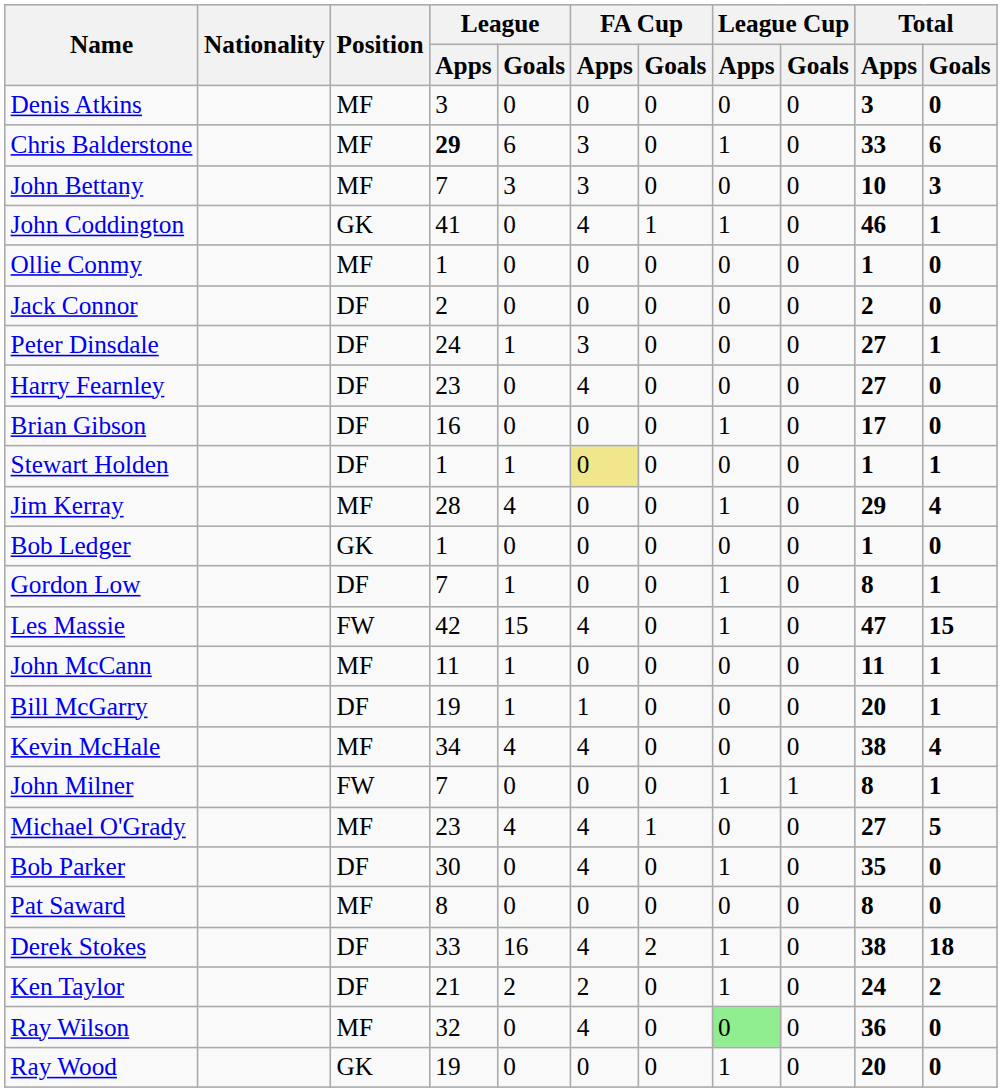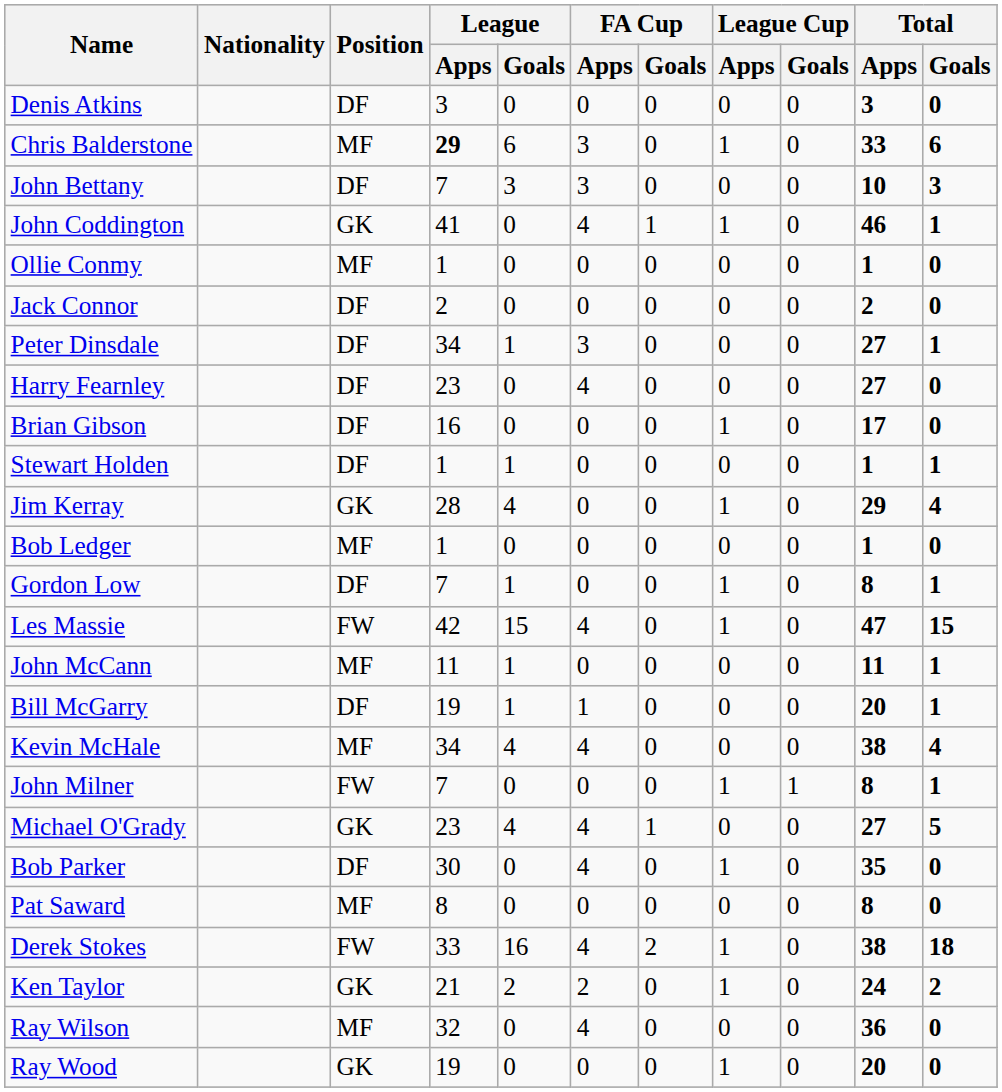(355, 104) MF -> (353, 104) DF
(355, 184) MF -> (353, 184) DF
(448, 345) 24 -> (448, 345) 34
(583, 465) khaki background -> (583, 465) no background
(355, 505) MF -> (355, 505) GK
(355, 545) GK -> (355, 545) MF
(355, 826) MF -> (355, 826) GK
(353, 946) DF -> (356, 946) FW
(353, 986) DF -> (355, 986) GK
(724, 1026) lightgreen background -> (724, 1026) no background
